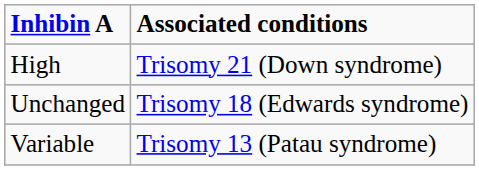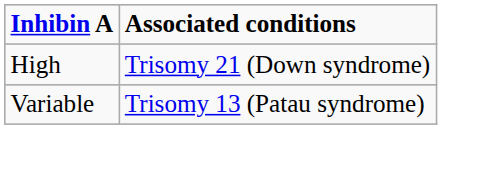- row: (68, 104)
